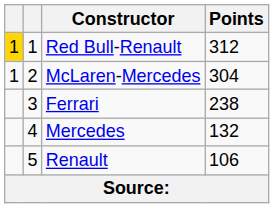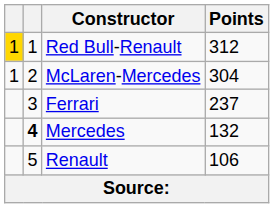(224, 103) 238 -> (224, 103) 237
(32, 132) normal -> (32, 132) bold
